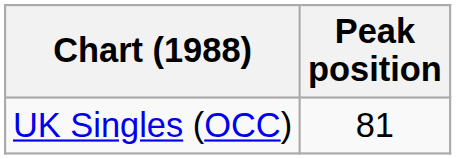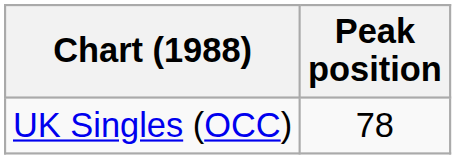(375, 125) 81 -> (375, 125) 78
